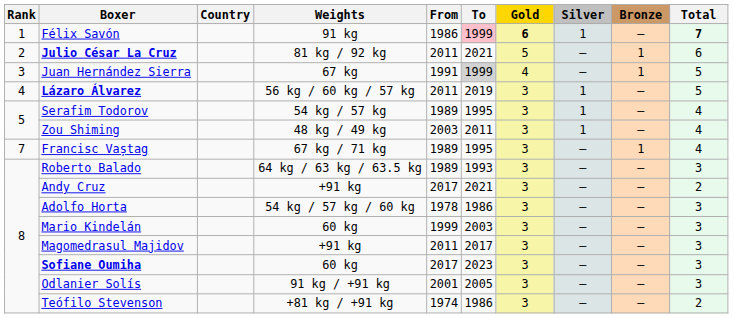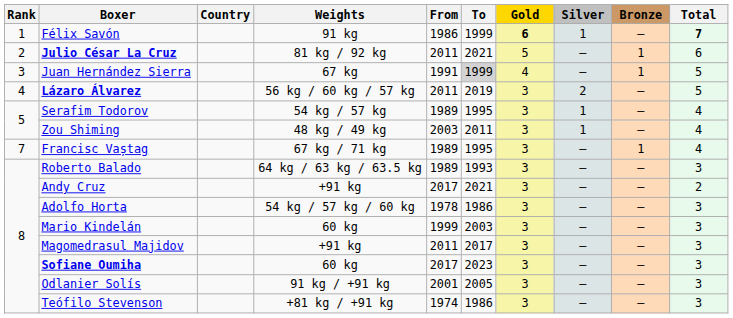(479, 33) pink background -> (479, 33) no background
(583, 91) 1 -> (583, 91) 2
(699, 303) 2 -> (699, 303) 3
